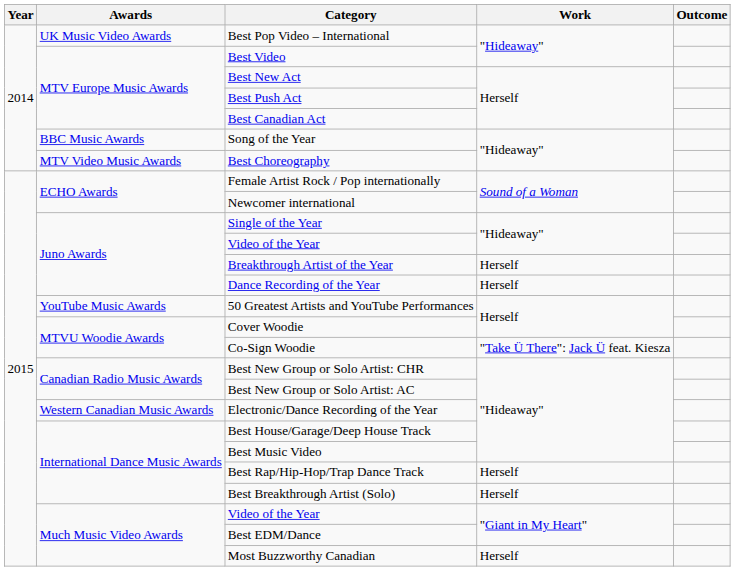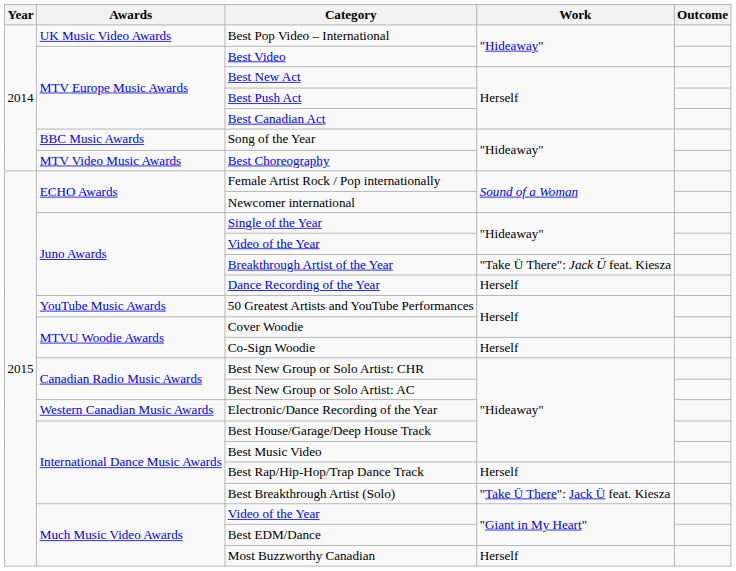(499, 264) Herself -> (575, 264) "Take Ü There": Jack Ü feat. Kiesza
(575, 347) "Take Ü There": Jack Ü feat. Kiesza -> (499, 347) Herself
(499, 493) Herself -> (575, 493) "Take Ü There": Jack Ü feat. Kiesza
